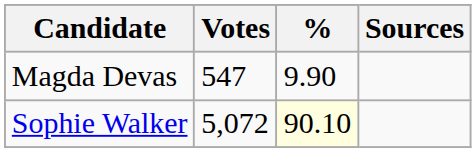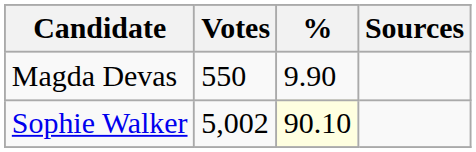(224, 75) 547 -> (224, 75) 550
(235, 123) 5,072 -> (235, 123) 5,002
